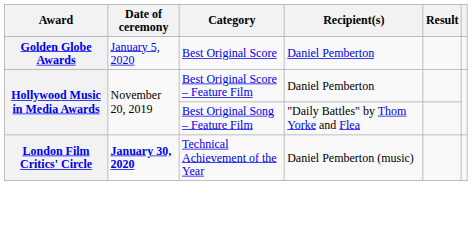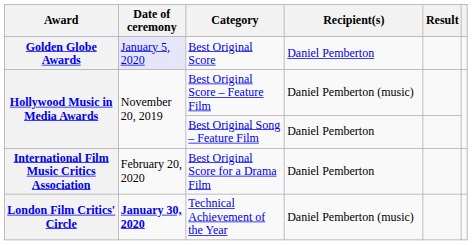(135, 53) no background -> (145, 53) lavender background
(331, 85) Daniel Pemberton -> (351, 92) Daniel Pemberton (music)
(347, 118) "Daily Battles" by Thom Yorke and Flea -> (331, 131) Daniel Pemberton
+ row: (232, 171)
